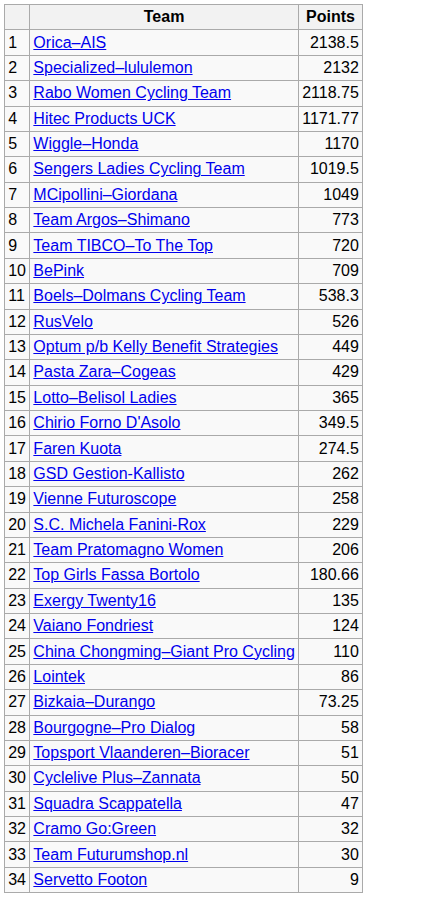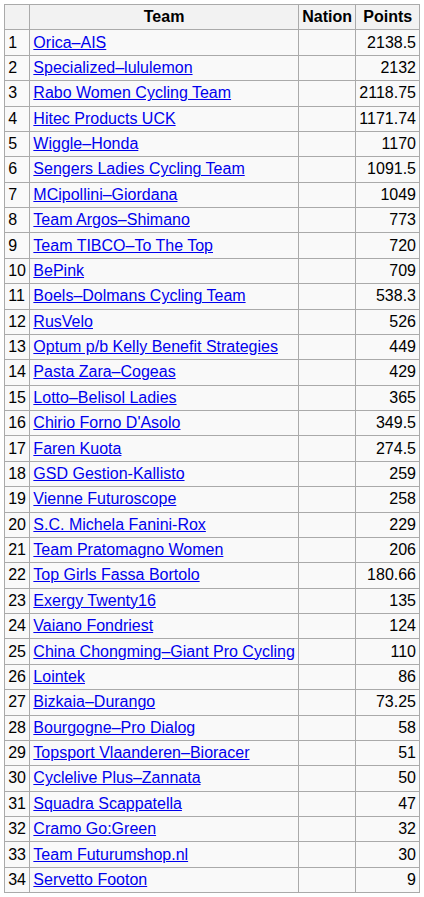+ column: (327, 17)
(331, 118) 1171.77 -> (388, 118) 1171.74
(334, 169) 1019.5 -> (392, 169) 1091.5
(346, 473) 262 -> (403, 473) 259
